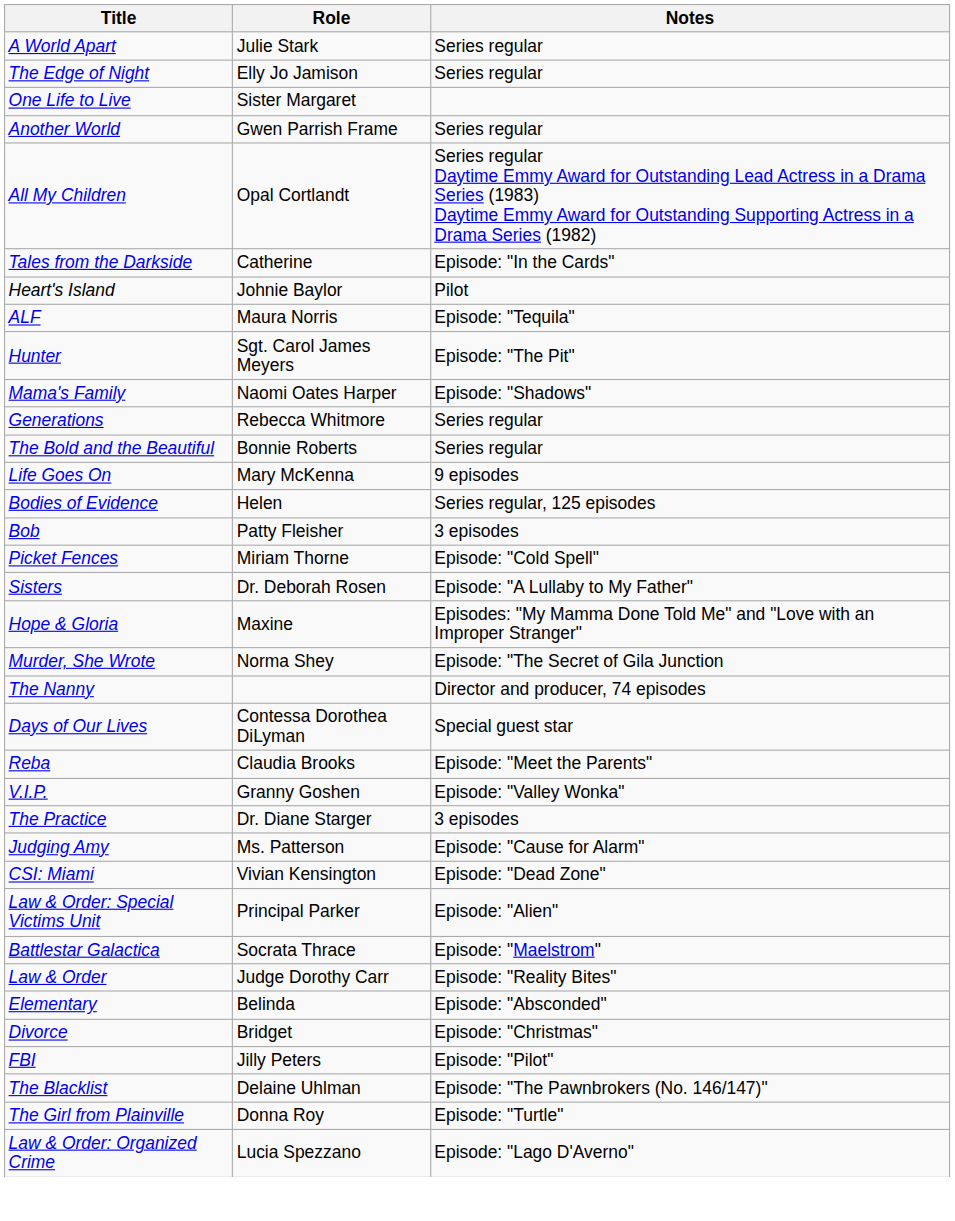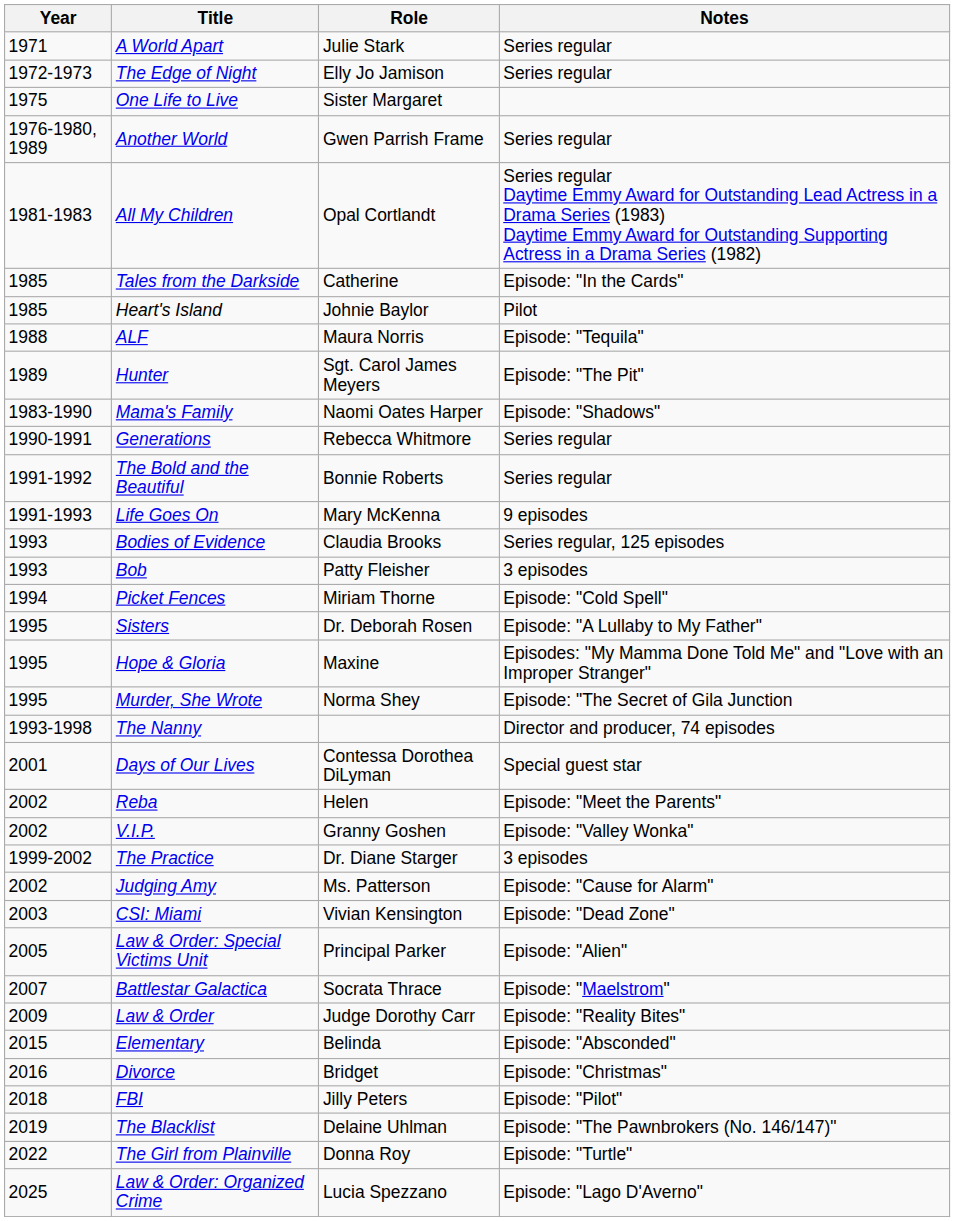+ column: (58, 18)
(260, 503) Helen -> (382, 542) Claudia Brooks
(296, 764) Claudia Brooks -> (346, 803) Helen
